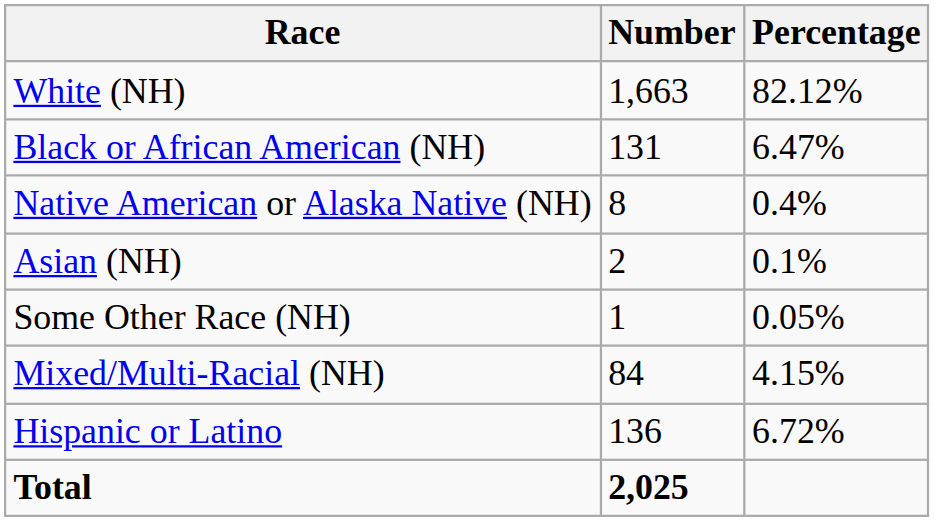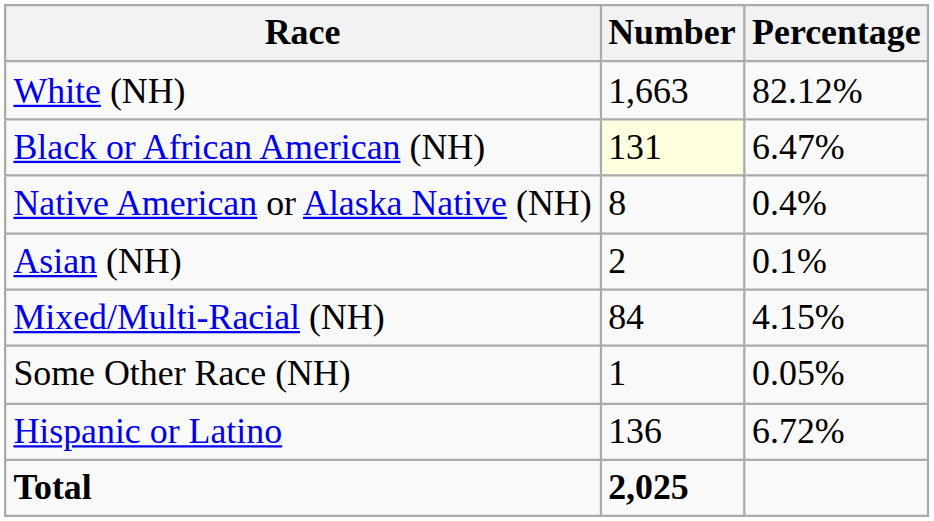(635, 146) no background -> (635, 146) lightyellow background
rows swapped: (182, 317) <-> (199, 373)
